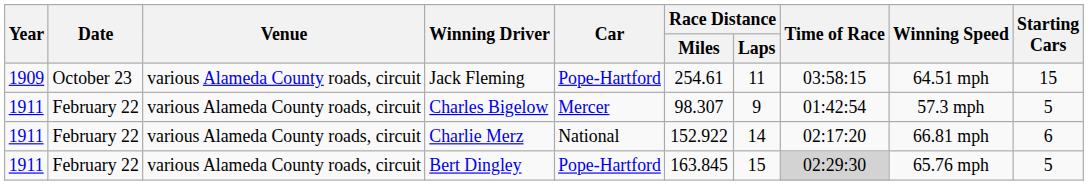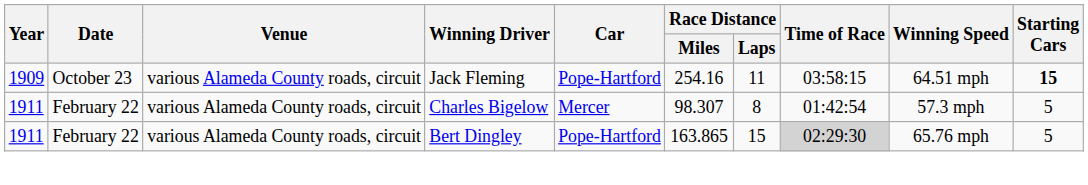(699, 77) 254.61 -> (699, 77) 254.16
(1048, 77) normal -> (1048, 77) bold
(757, 107) 9 -> (757, 107) 8
- row: (476, 136)
(699, 165) 163.845 -> (699, 136) 163.865
